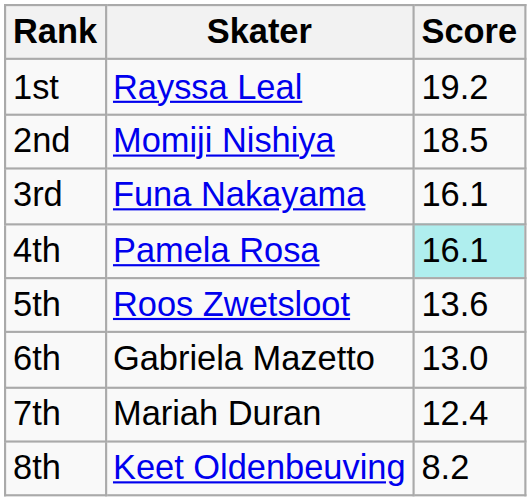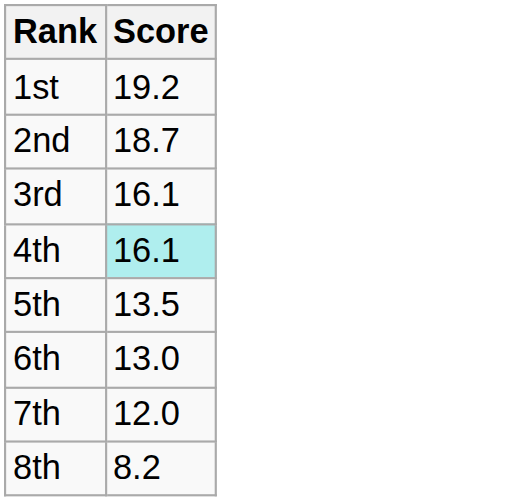- column: (259, 31)
(455, 140) 18.5 -> (146, 140) 18.7
(455, 304) 13.6 -> (146, 304) 13.5
(455, 413) 12.4 -> (146, 413) 12.0
